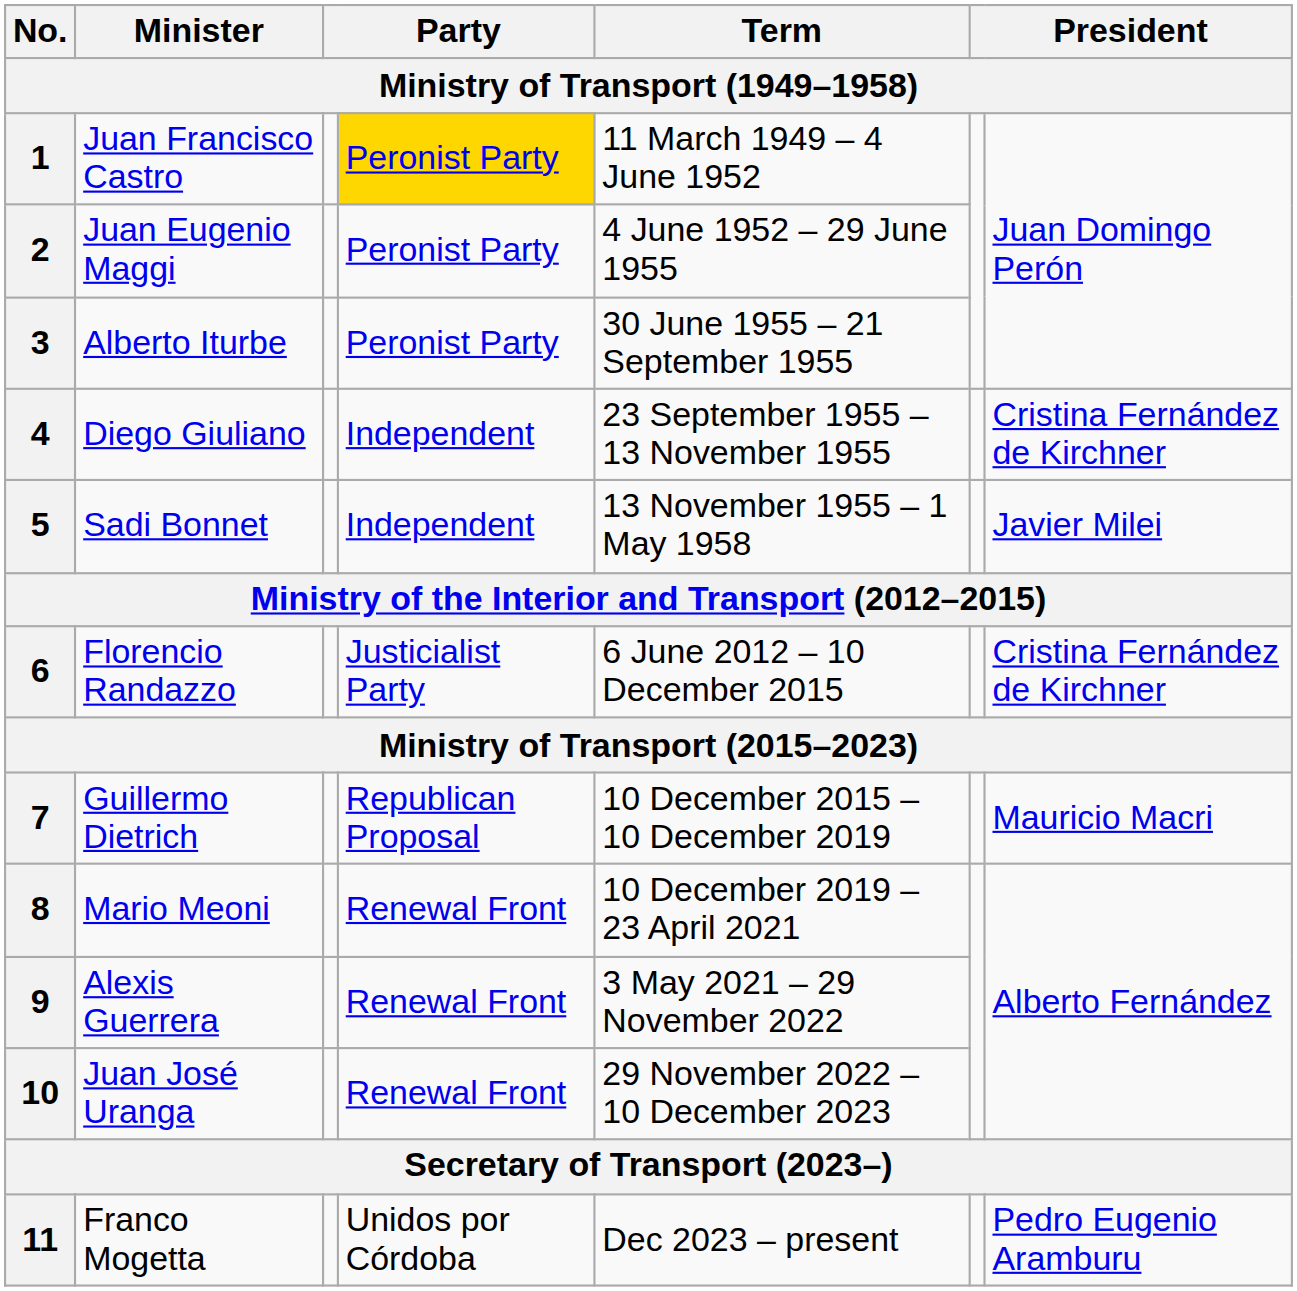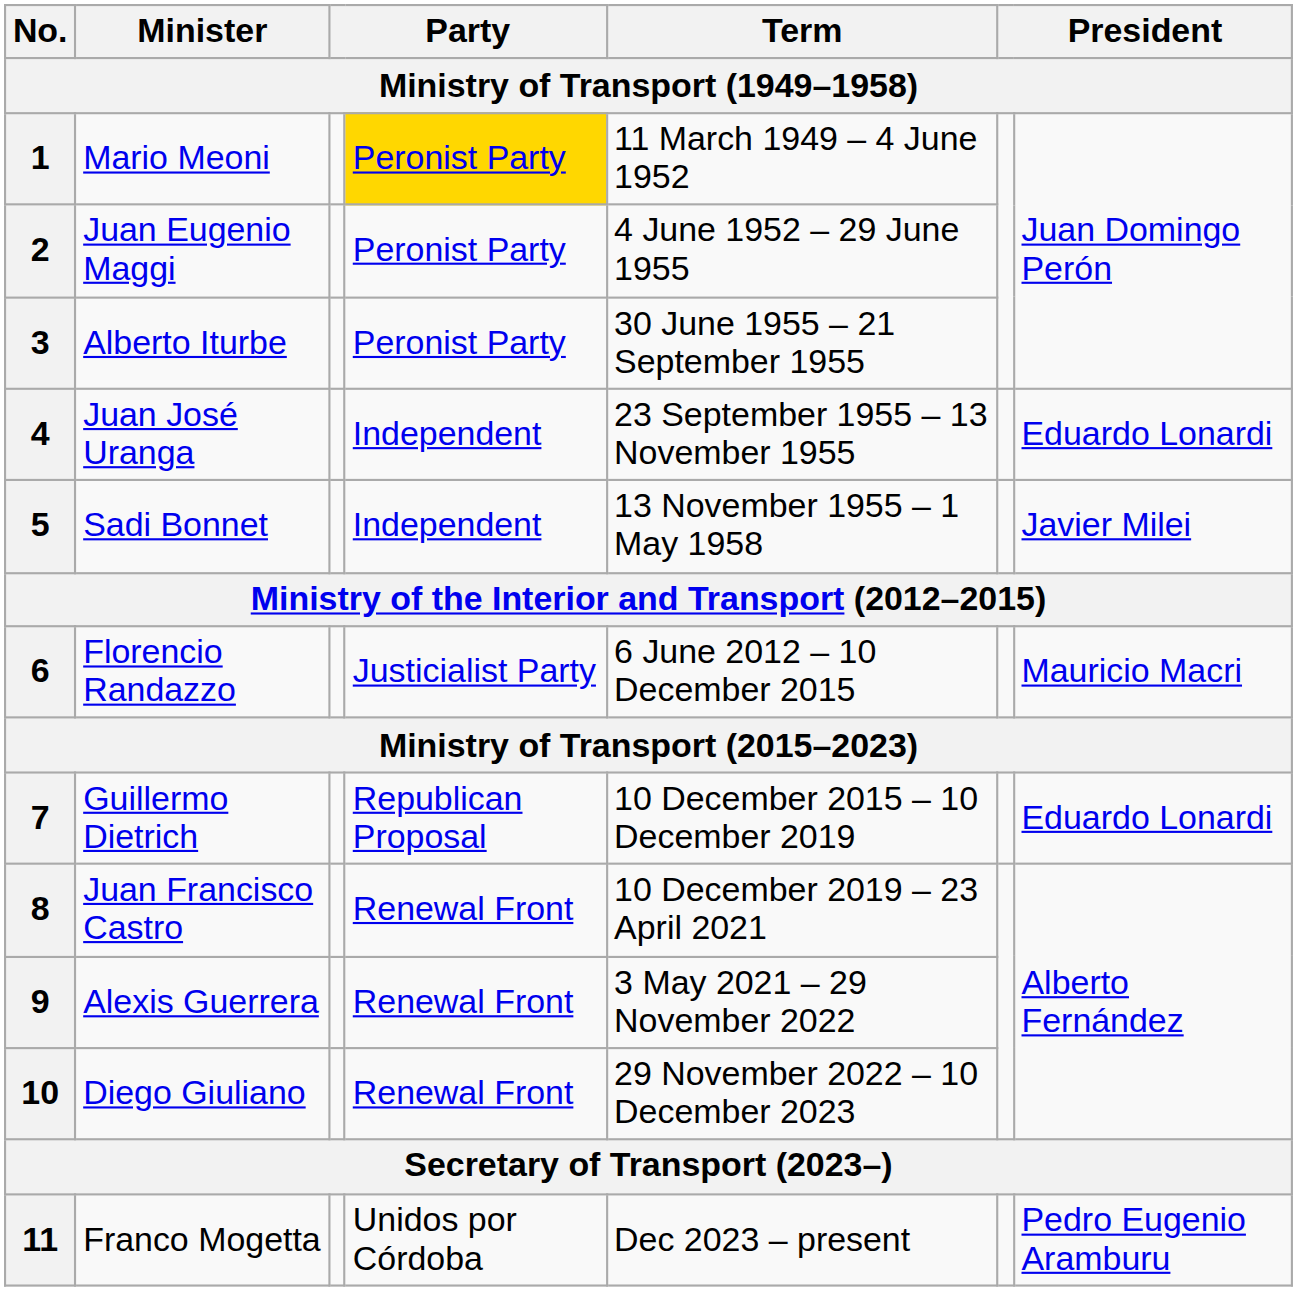(198, 158) Juan Francisco Castro -> (176, 158) Mario Meoni
(194, 433) Diego Giuliano -> (160, 433) Juan José Uranga
(1136, 433) Cristina Fernández de Kirchner -> (1147, 433) Eduardo Lonardi
(1136, 671) Cristina Fernández de Kirchner -> (1132, 671) Mauricio Macri
(1103, 817) Mauricio Macri -> (1147, 817) Eduardo Lonardi
(176, 909) Mario Meoni -> (198, 909) Juan Francisco Castro
(160, 1093) Juan José Uranga -> (194, 1093) Diego Giuliano
